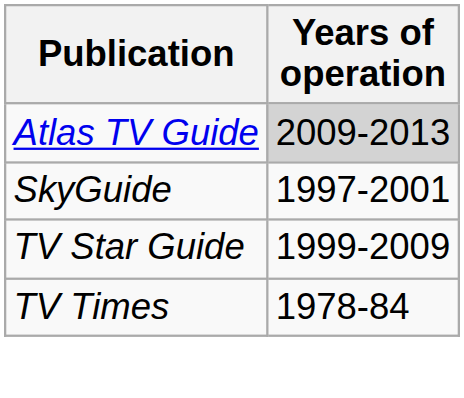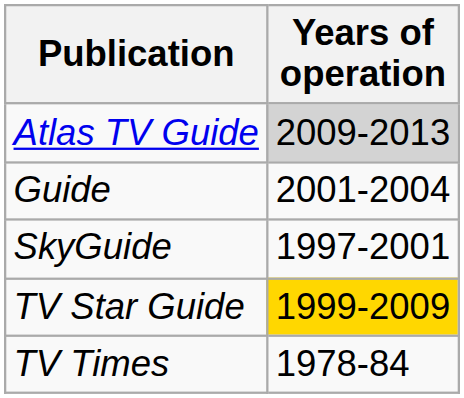+ row: (62, 190)
(363, 248) no background -> (363, 305) gold background
